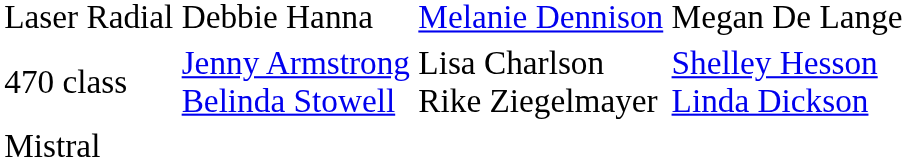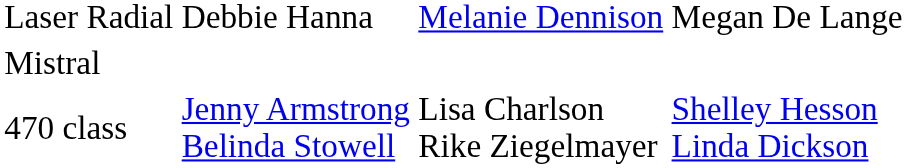rows swapped: (66, 81) <-> (52, 146)
